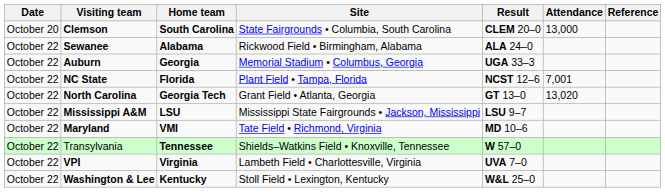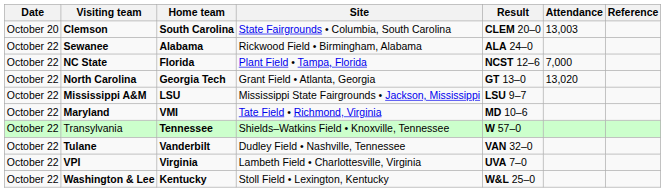(562, 29) 13,000 -> (562, 29) 13,003
- row: (82, 63)
(559, 79) 7,001 -> (559, 63) 7,000
+ row: (80, 146)
